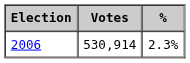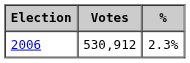(110, 44) 530,914 -> (110, 44) 530,912
